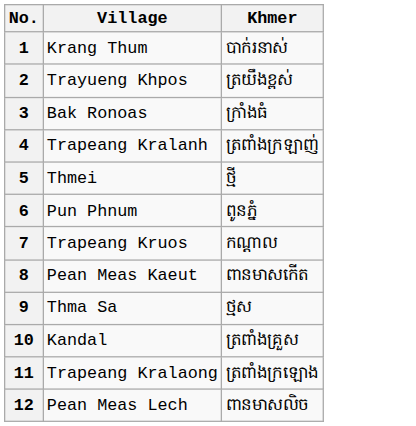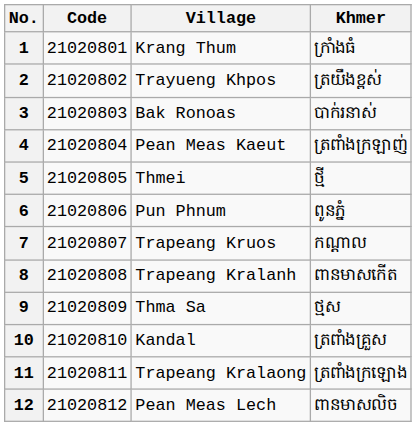+ column: (87, 18)
(257, 48) បាក់រនាស់ -> (335, 48) ក្រាំងធំ
(247, 113) ក្រាំងធំ -> (345, 113) បាក់រនាស់
(127, 146) Trapeang Kralanh -> (211, 146) Pean Meas Kaeut
(122, 276) Pean Meas Kaeut -> (216, 276) Trapeang Kralanh
